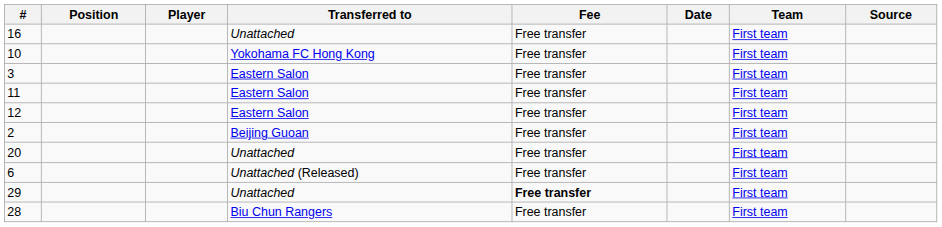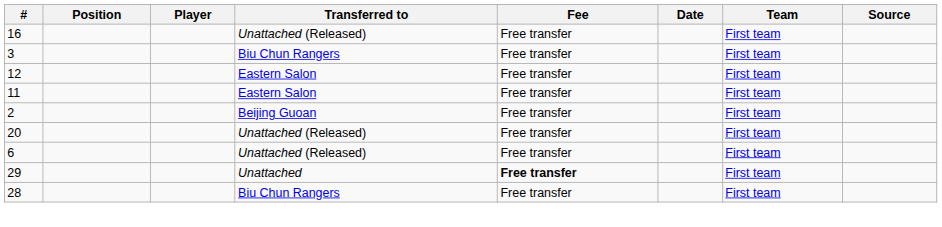(262, 34) Unattached -> (302, 34) Unattached (Released)
- row: (14, 54)
(270, 74) Eastern Salon -> (289, 54) Biu Chun Rangers
rows swapped: (14, 93) <-> (14, 113)
(262, 153) Unattached -> (302, 133) Unattached (Released)
